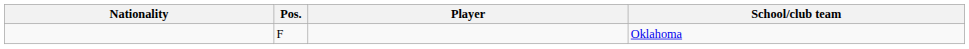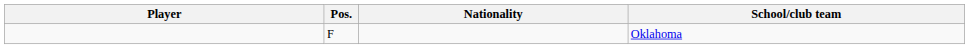columns swapped: (468, 14) <-> (139, 14)
